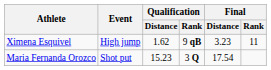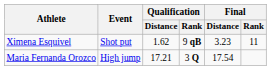(120, 42) High jump -> (116, 42) Shot put
(116, 58) Shot put -> (120, 58) High jump
(161, 58) 15.23 -> (161, 58) 17.21
